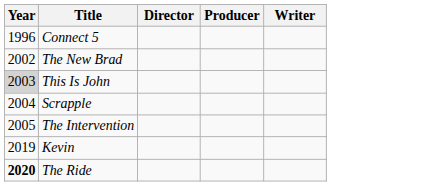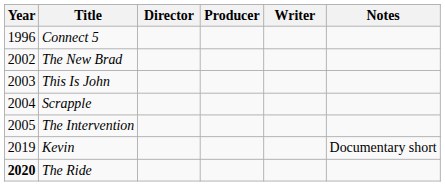+ column: (383, 15)
(22, 81) lightgrey background -> (22, 81) no background
